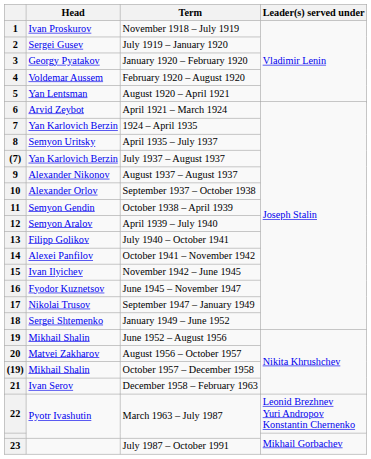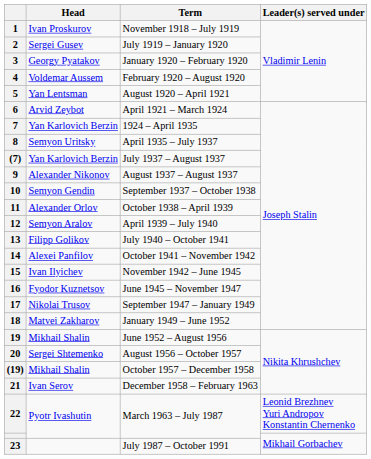(63, 191) Alexander Orlov -> (62, 191) Semyon Gendin
(62, 207) Semyon Gendin -> (63, 207) Alexander Orlov
(66, 321) Sergei Shtemenko -> (64, 321) Matvei Zakharov
(64, 353) Matvei Zakharov -> (66, 353) Sergei Shtemenko
